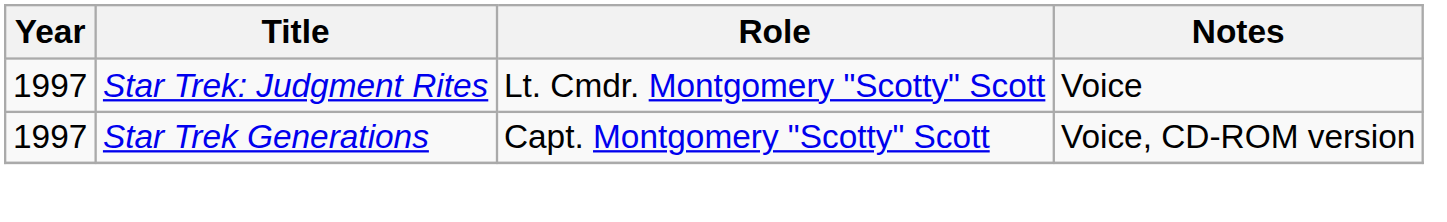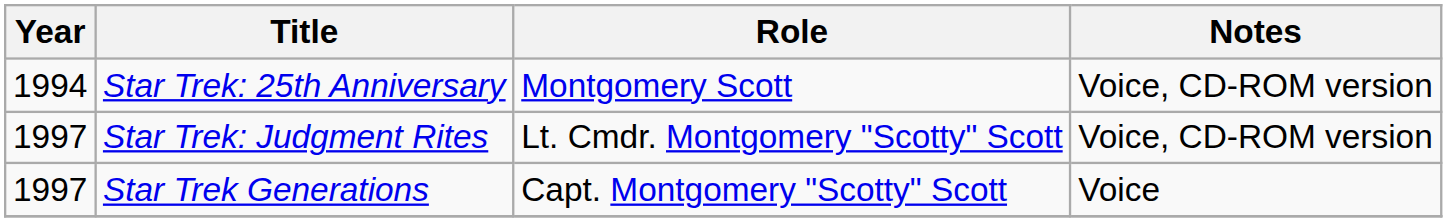+ row: (304, 85)
(1102, 85) Voice -> (1256, 138) Voice, CD-ROM version
(1238, 138) Voice, CD-ROM version -> (1119, 190) Voice
